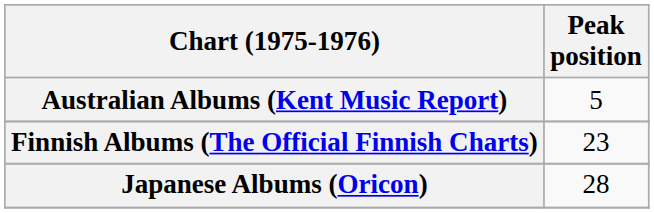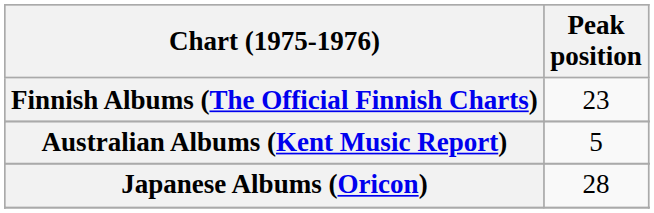rows swapped: (274, 99) <-> (274, 142)
